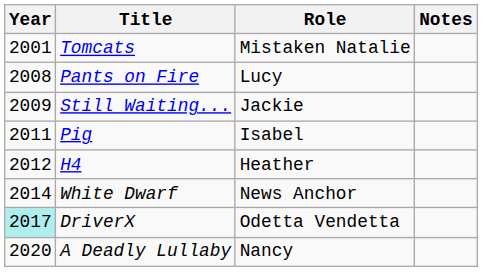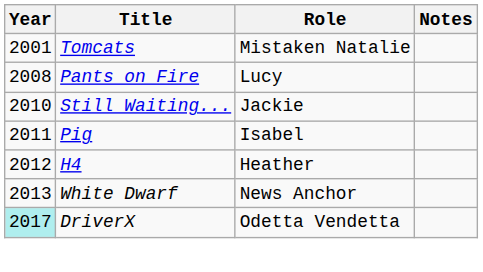(30, 106) 2009 -> (30, 106) 2010
(30, 193) 2014 -> (30, 193) 2013
- row: (146, 251)
